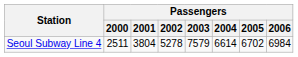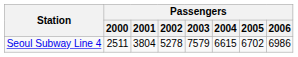(225, 44) 6614 -> (225, 44) 6615
(280, 44) 6984 -> (280, 44) 6986
